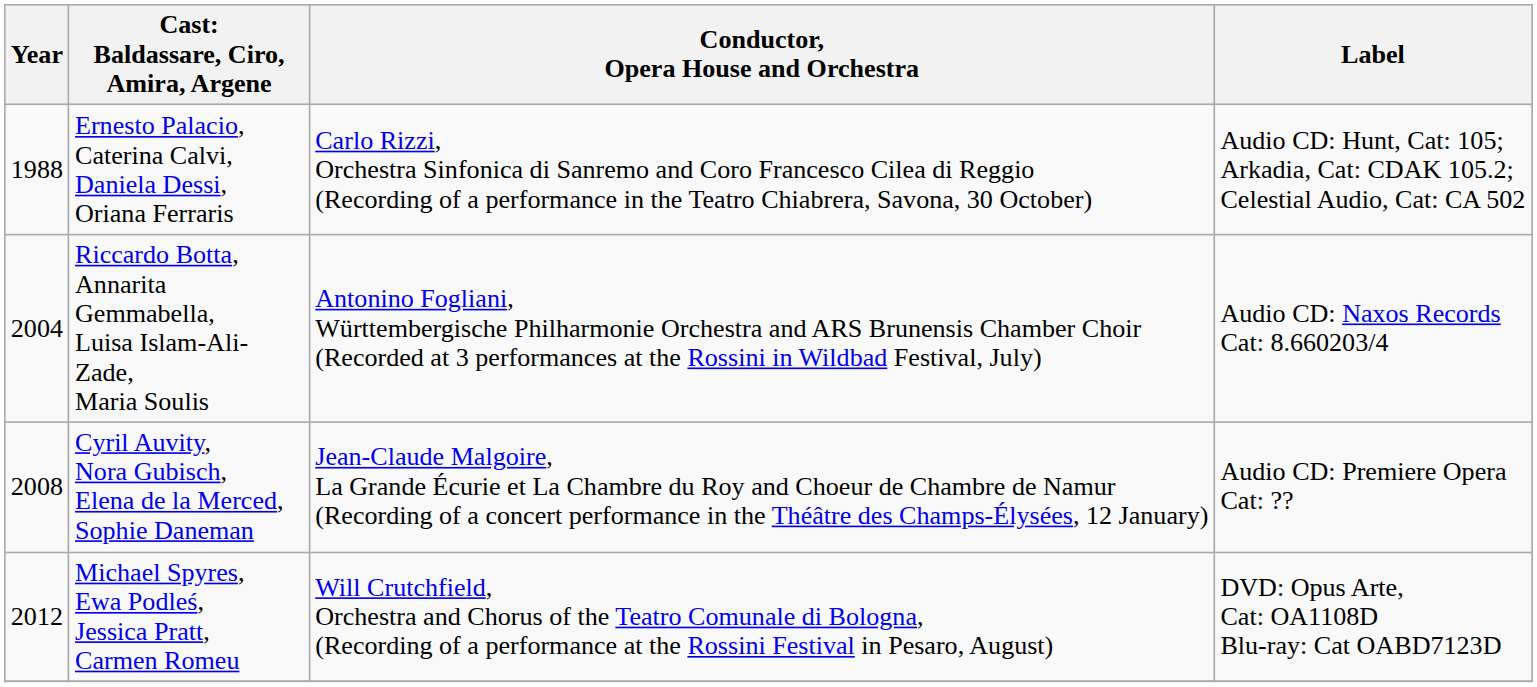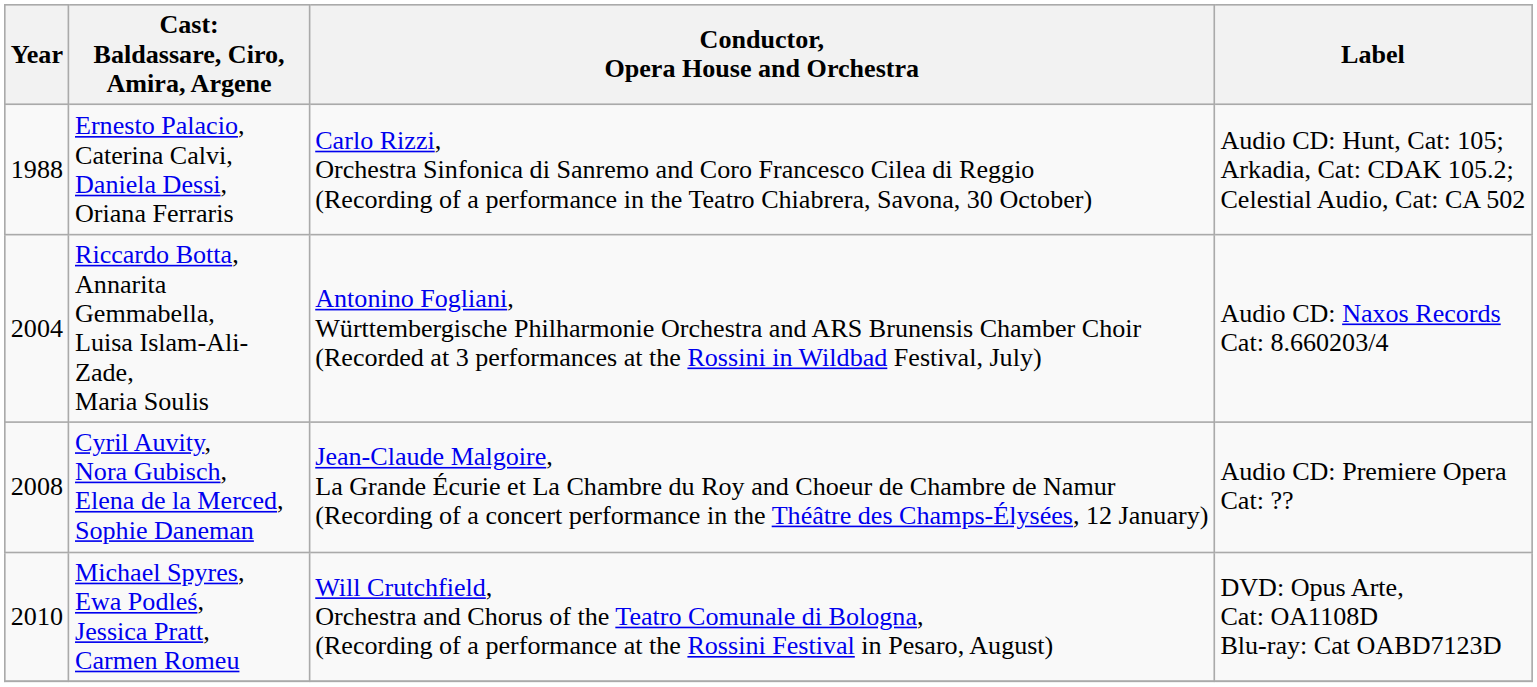(37, 616) 2012 -> (37, 616) 2010
